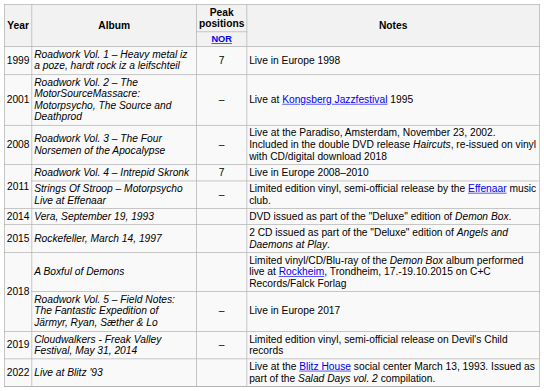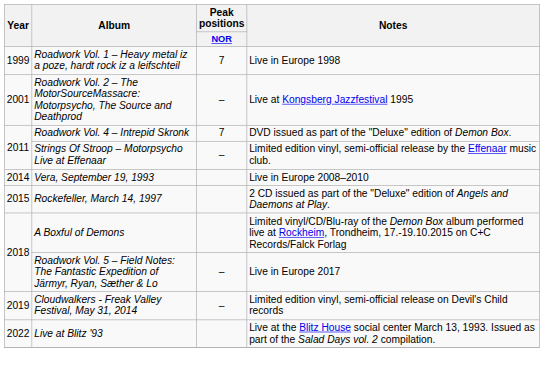- row: (100, 145)
(309, 172) Live in Europe 2008–2010 -> (380, 133) DVD issued as part of the "Deluxe" edition of Demon Box.
(380, 216) DVD issued as part of the "Deluxe" edition of Demon Box. -> (309, 177) Live in Europe 2008–2010
